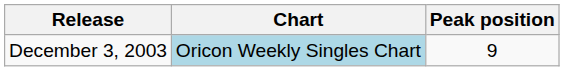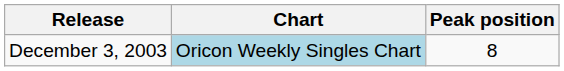(492, 50) 9 -> (492, 50) 8
